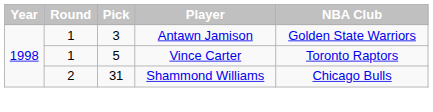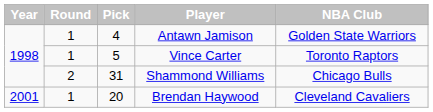(116, 35) 3 -> (116, 35) 4
+ row: (205, 96)
